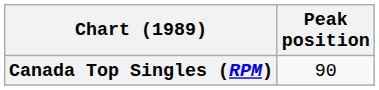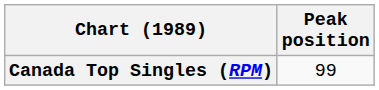(326, 71) 90 -> (326, 71) 99
